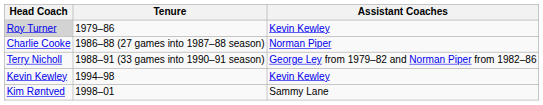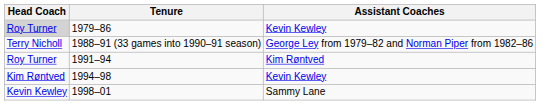- row: (170, 44)
+ row: (91, 60)
(37, 76) Kevin Kewley -> (36, 76) Kim Røntved
(36, 92) Kim Røntved -> (37, 92) Kevin Kewley
